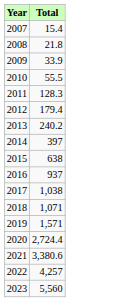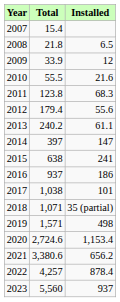+ column: (90, 12)
(51, 93) 128.3 -> (51, 93) 123.8
(47, 239) 2,724.4 -> (47, 239) 2,724.6
